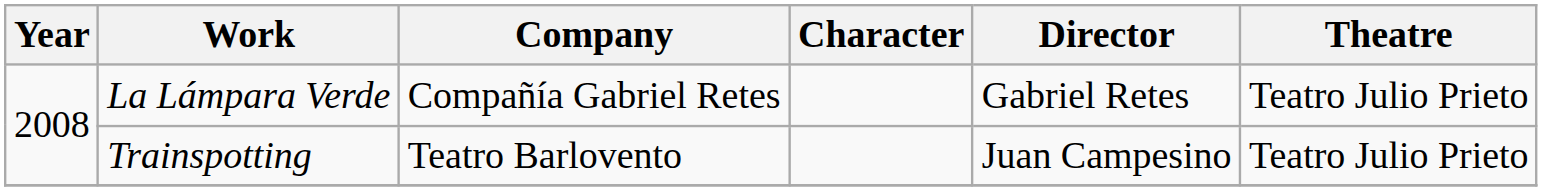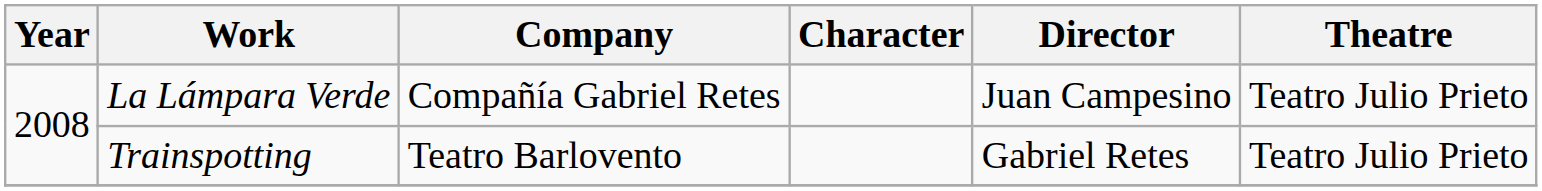(1086, 94) Gabriel Retes -> (1107, 94) Juan Campesino
(1107, 154) Juan Campesino -> (1086, 154) Gabriel Retes
